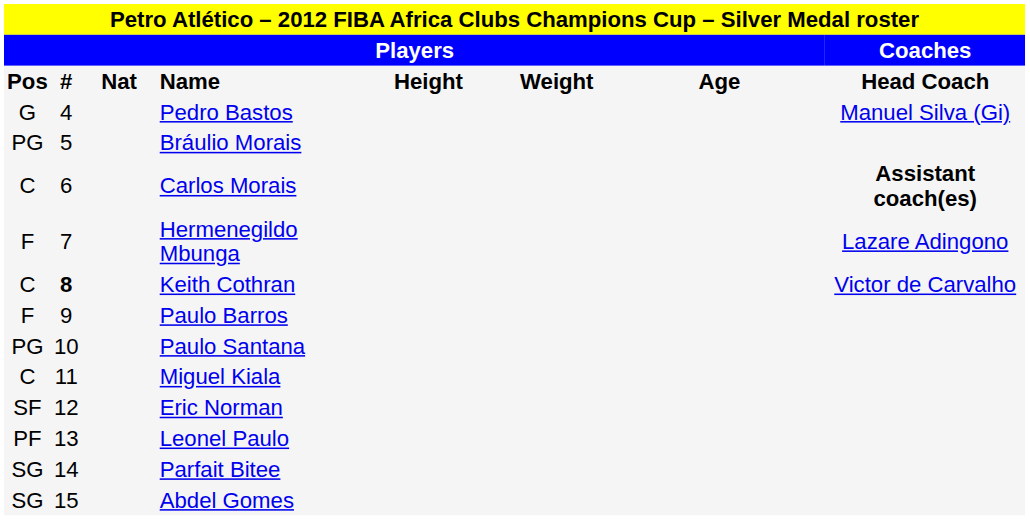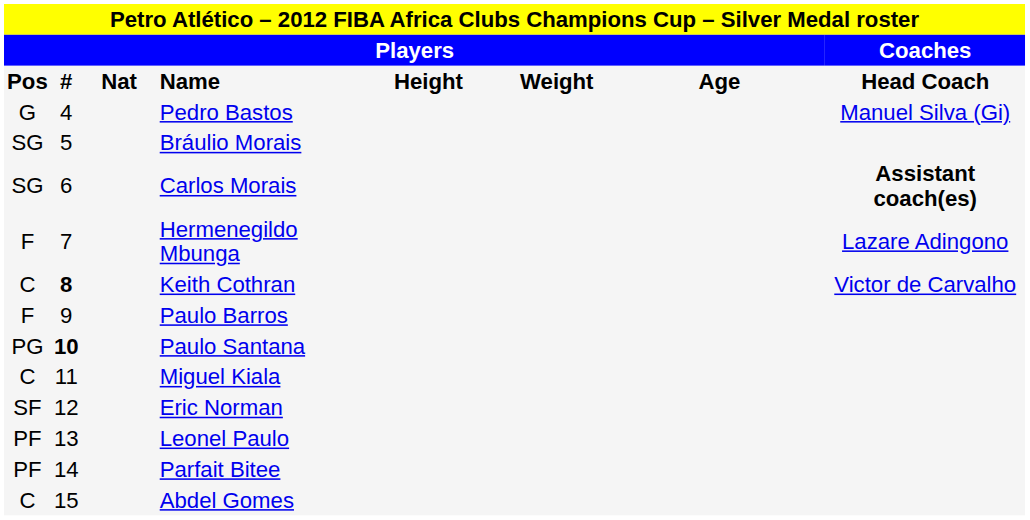(27, 143) PG -> (27, 143) SG
(27, 186) C -> (27, 186) SG
(66, 346) normal -> (66, 346) bold
(27, 469) SG -> (27, 469) PF
(27, 500) SG -> (27, 500) C
